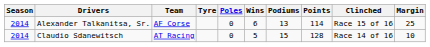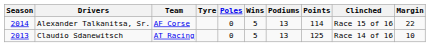(255, 23) 6 -> (255, 23) 5
(410, 23) 25 -> (410, 23) 22
(20, 36) 2014 -> (20, 36) 2013
(284, 36) 15 -> (284, 36) 13
(317, 36) 128 -> (317, 36) 125
